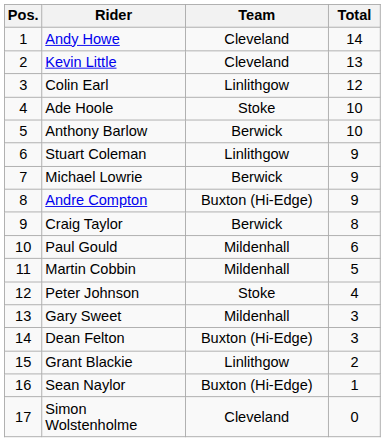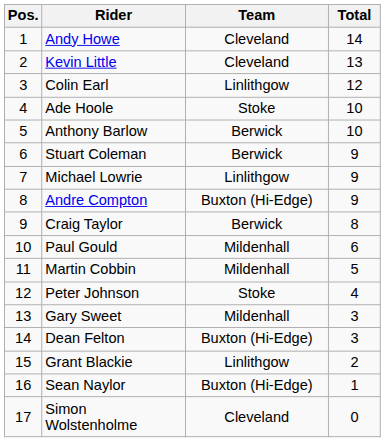(257, 154) Linlithgow -> (257, 154) Berwick
(257, 177) Berwick -> (257, 177) Linlithgow
